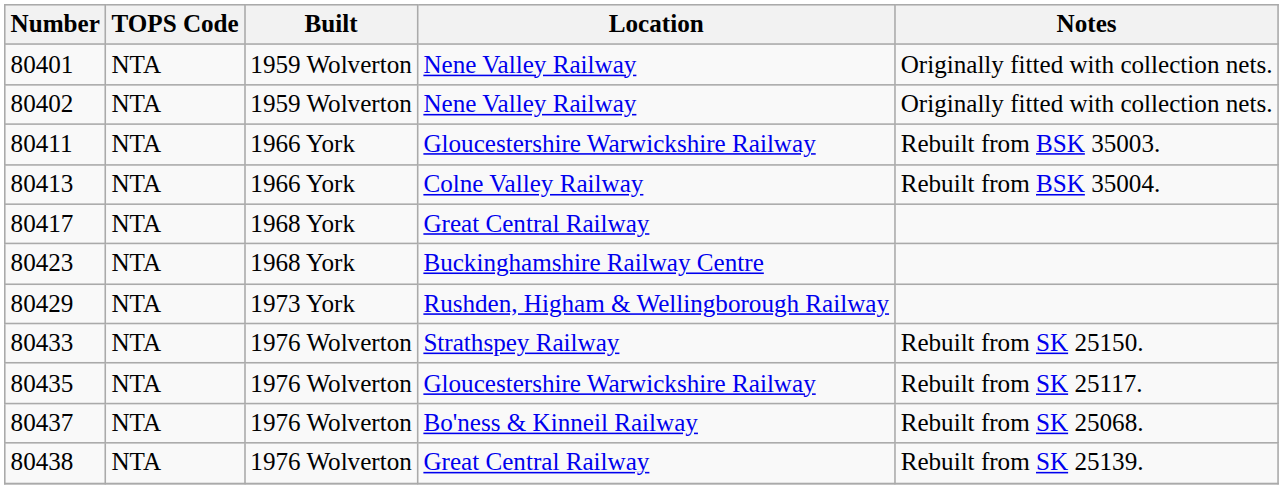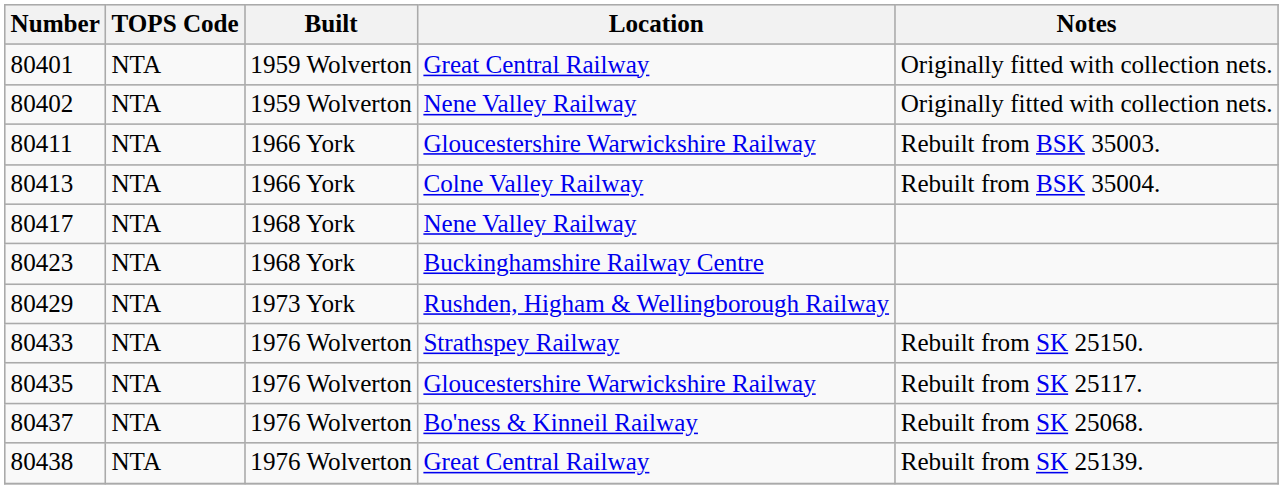(530, 64) Nene Valley Railway -> (536, 64) Great Central Railway
(536, 223) Great Central Railway -> (530, 223) Nene Valley Railway
